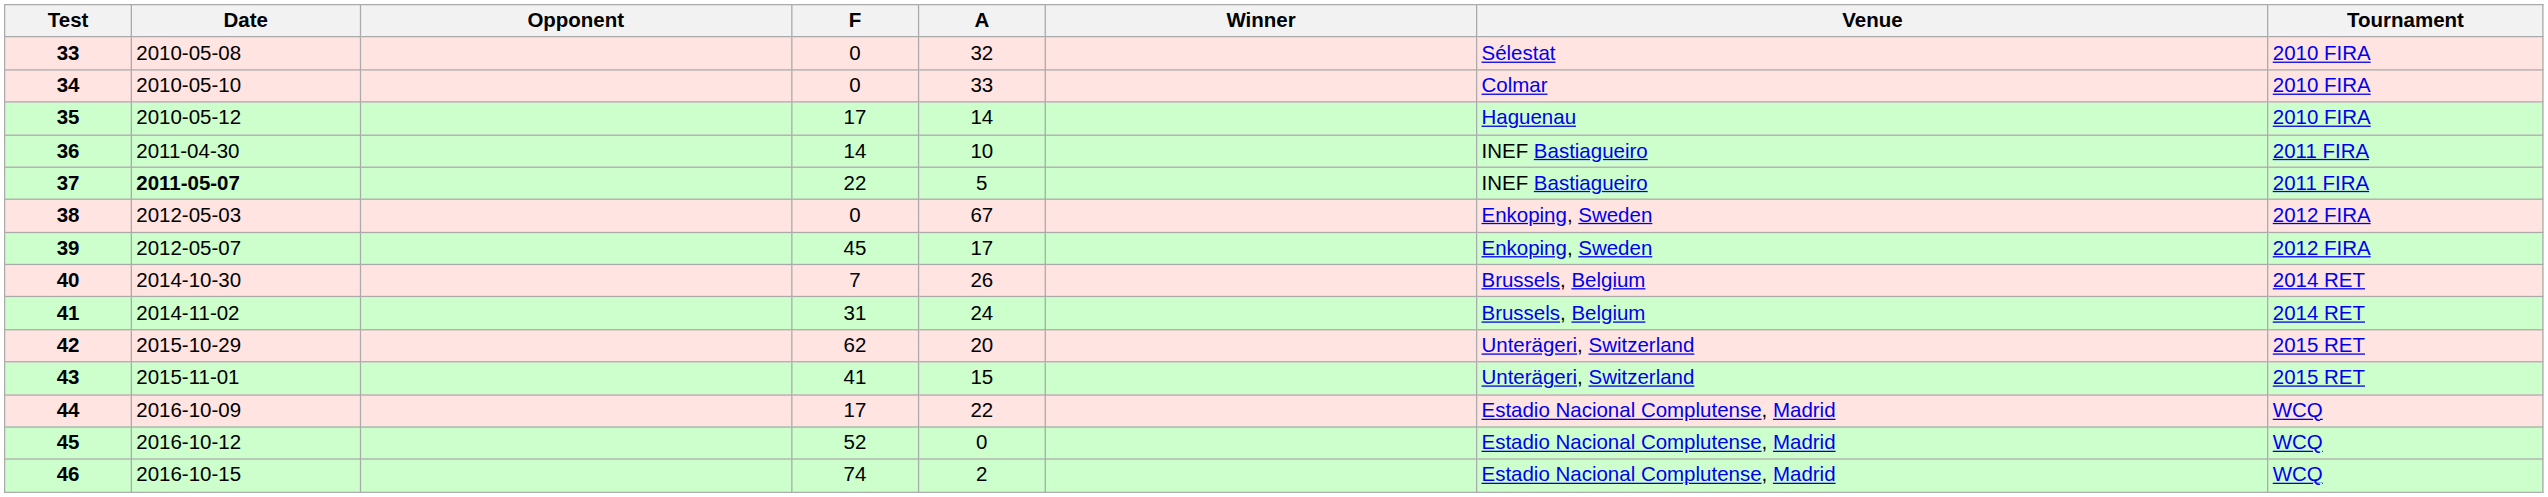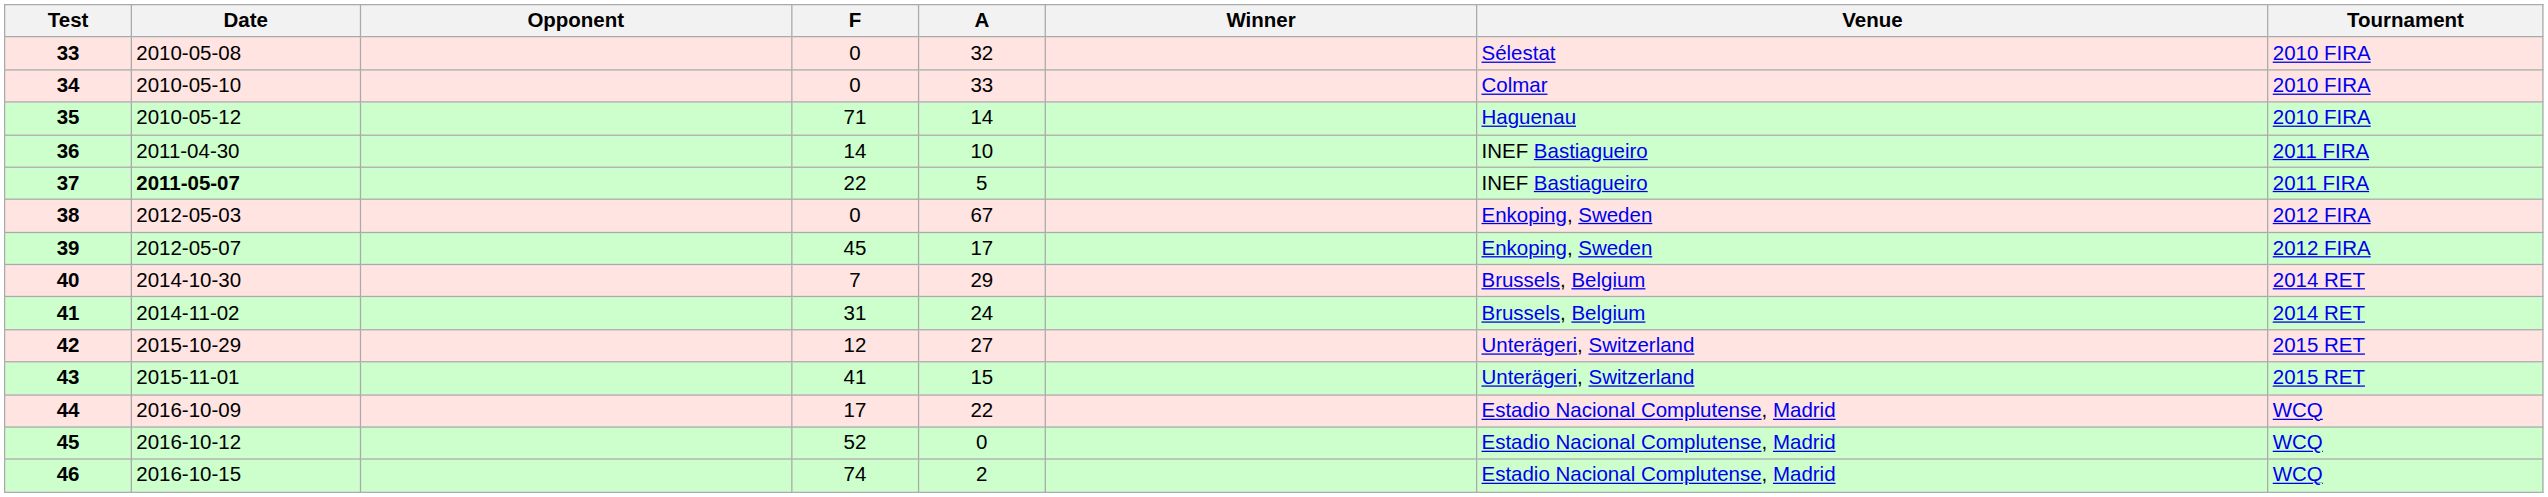(855, 118) 17 -> (855, 118) 71
(982, 280) 26 -> (982, 280) 29
(855, 345) 62 -> (855, 345) 12
(982, 345) 20 -> (982, 345) 27
